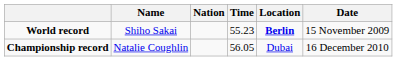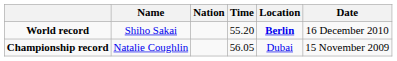(242, 30) 55.23 -> (242, 30) 55.20
(347, 30) 15 November 2009 -> (347, 30) 16 December 2010
(347, 47) 16 December 2010 -> (347, 47) 15 November 2009
